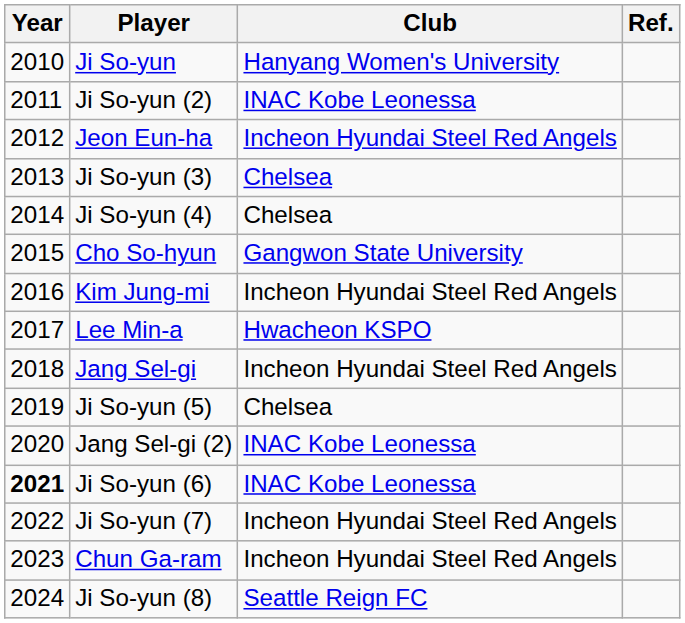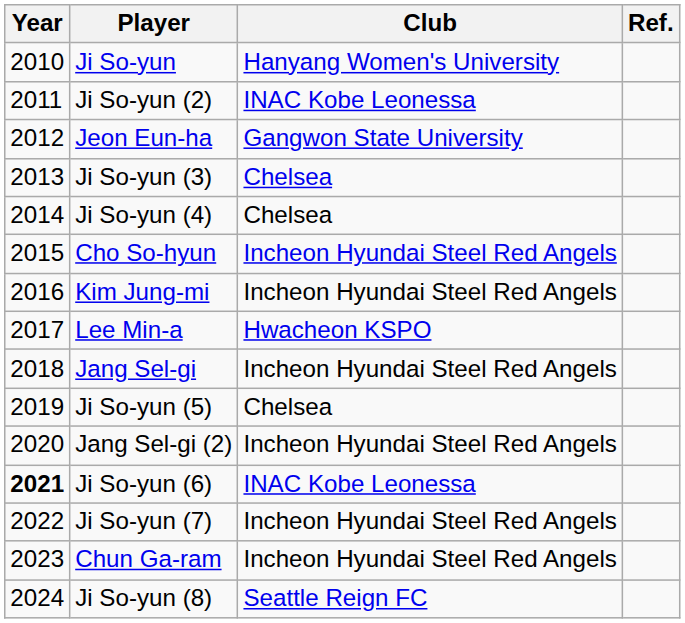(430, 138) Incheon Hyundai Steel Red Angels -> (383, 138) Gangwon State University
(383, 253) Gangwon State University -> (430, 253) Incheon Hyundai Steel Red Angels
(360, 445) INAC Kobe Leonessa -> (430, 445) Incheon Hyundai Steel Red Angels
